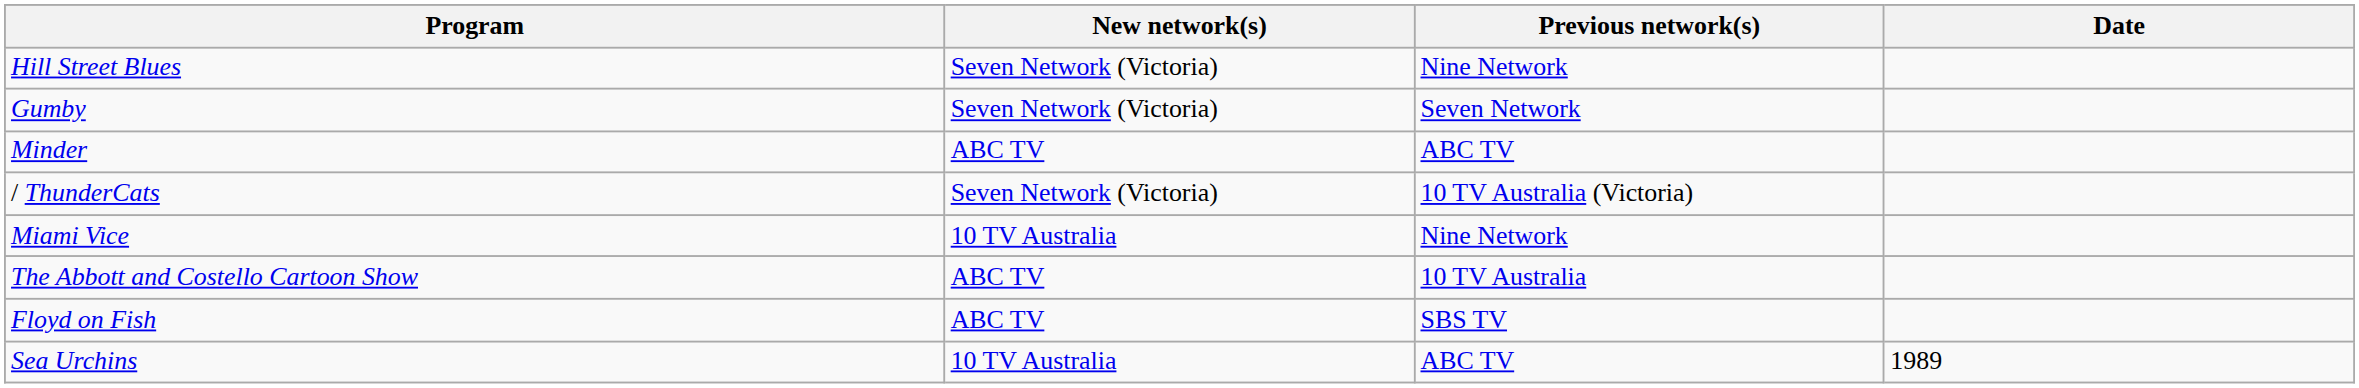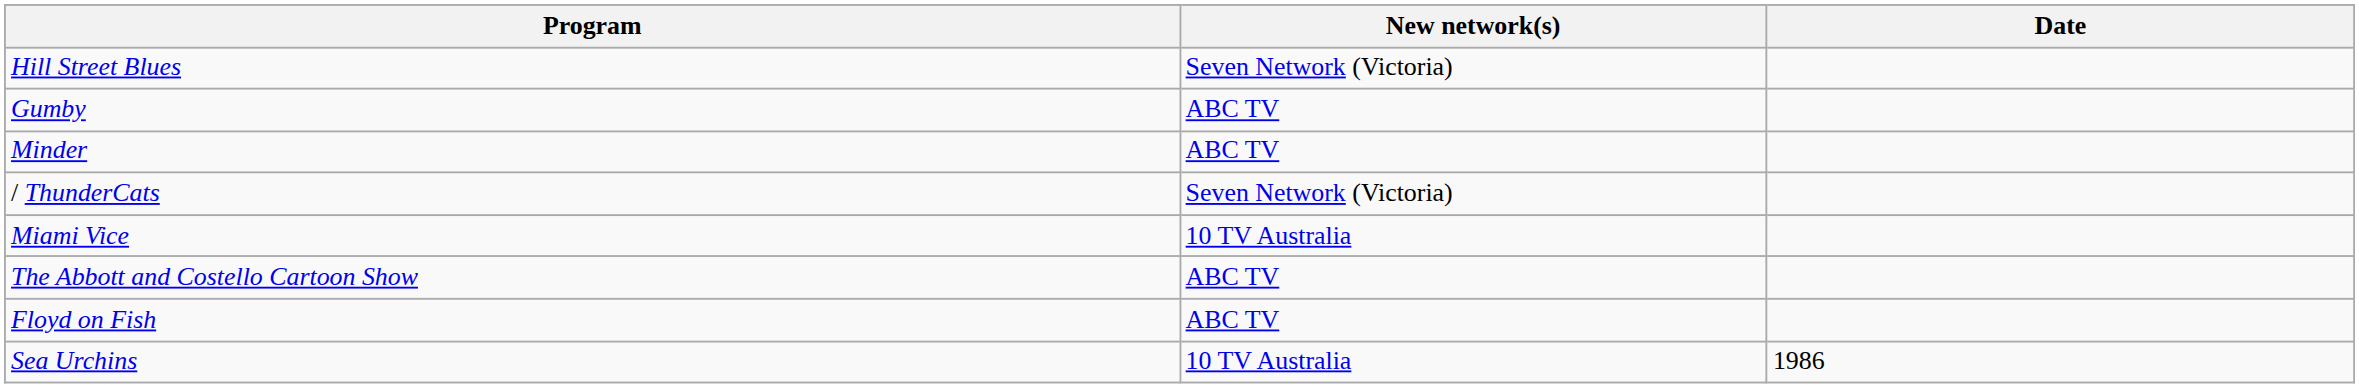- column: (1649, 25)
(1084, 109) Seven Network (Victoria) -> (1232, 109) ABC TV
(1916, 361) 1989 -> (1799, 361) 1986
